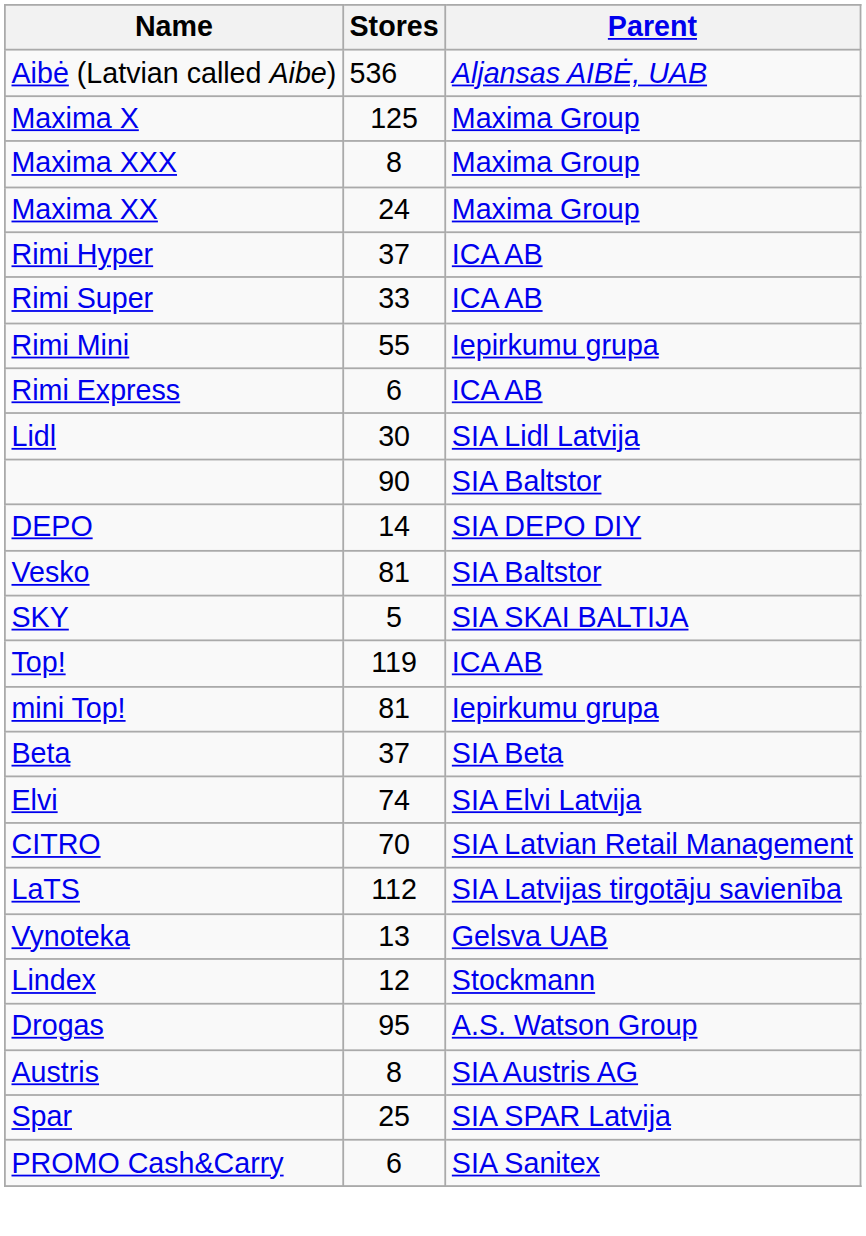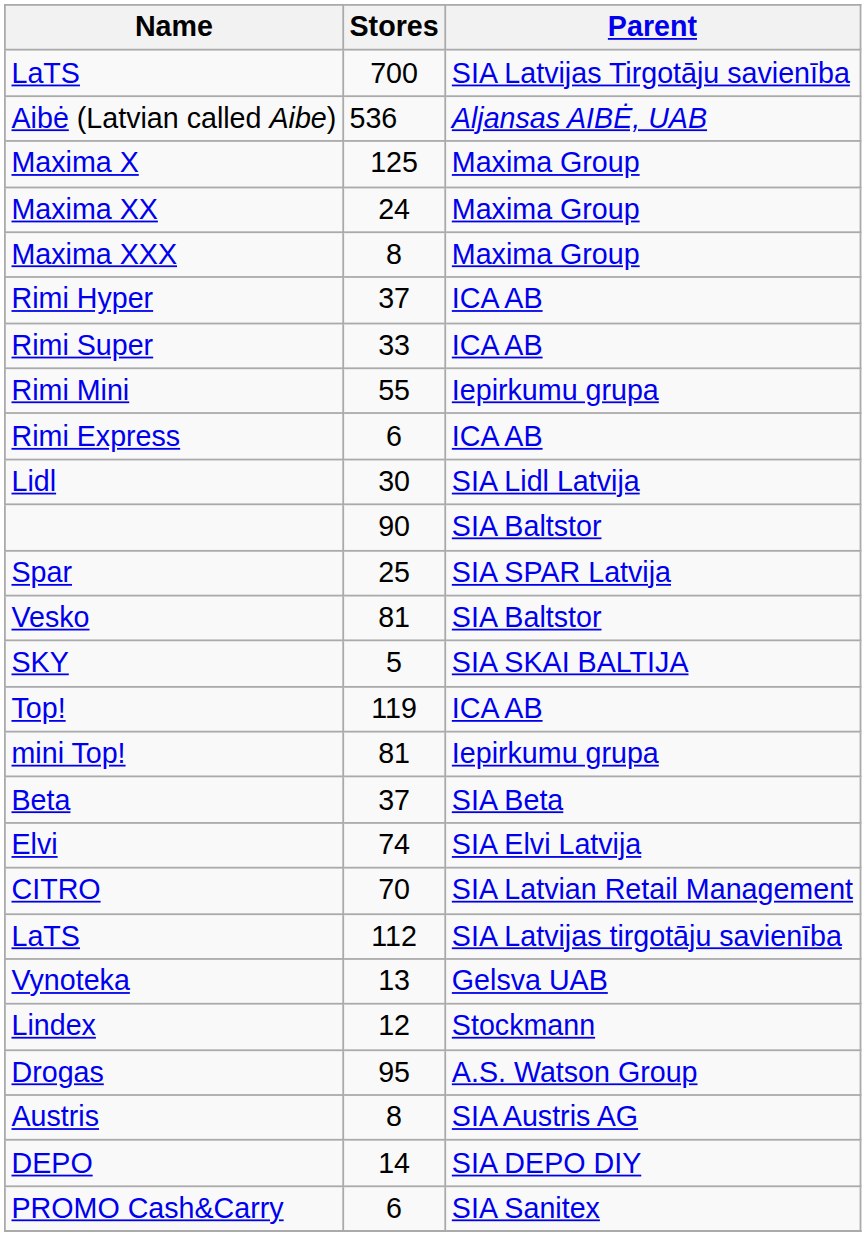+ row: (46, 72)
rows swapped: (85, 208) <-> (94, 163)
rows swapped: (42, 1117) <-> (52, 526)
